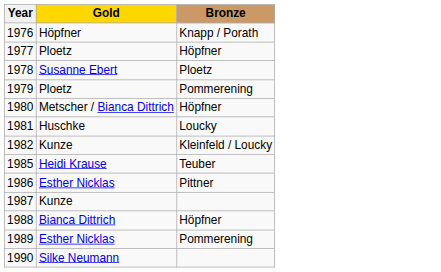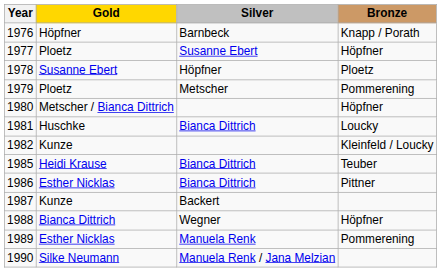+ column: (257, 13)
